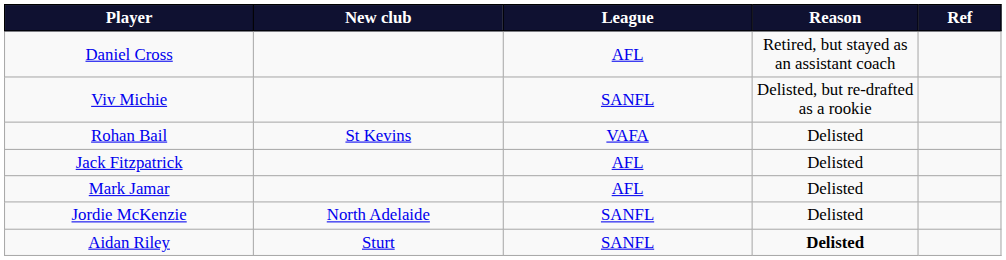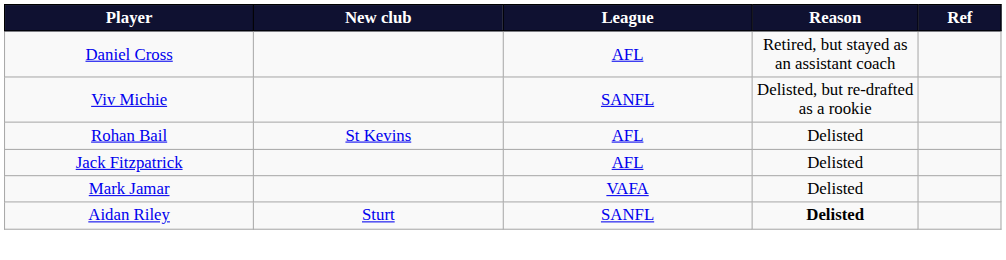(628, 135) VAFA -> (628, 135) AFL
(628, 188) AFL -> (628, 188) VAFA
- row: (129, 215)
